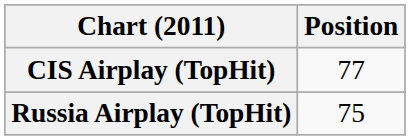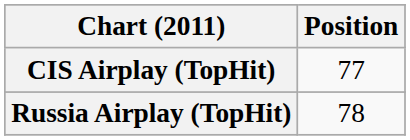(351, 112) 75 -> (351, 112) 78
